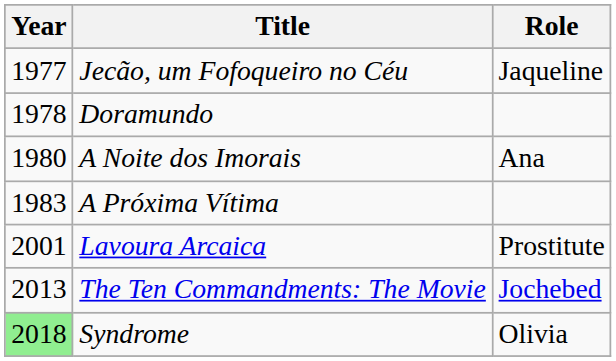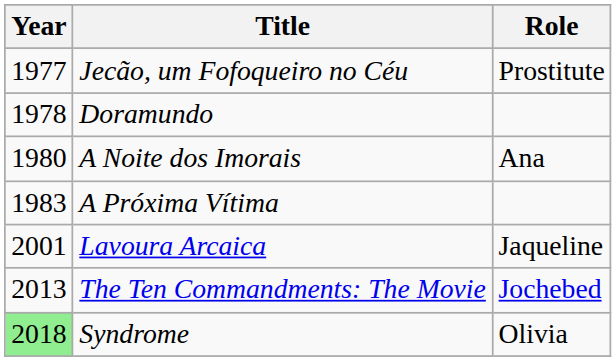(551, 70) Jaqueline -> (552, 70) Prostitute
(552, 245) Prostitute -> (551, 245) Jaqueline
